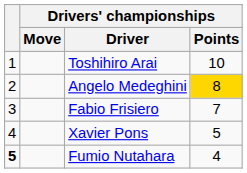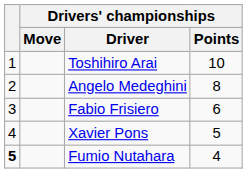(216, 86) gold background -> (216, 86) no background
(216, 109) 7 -> (216, 109) 6
